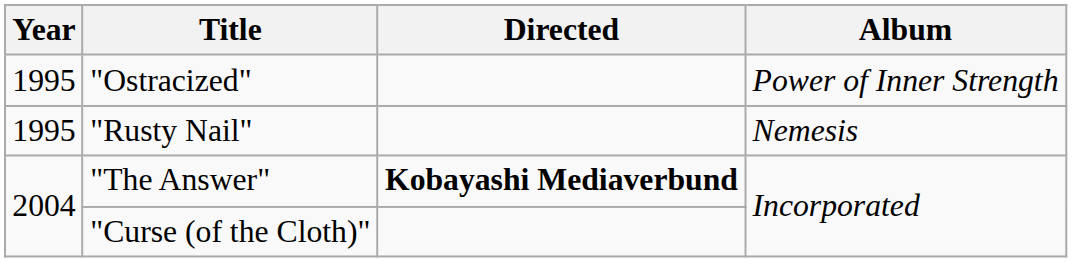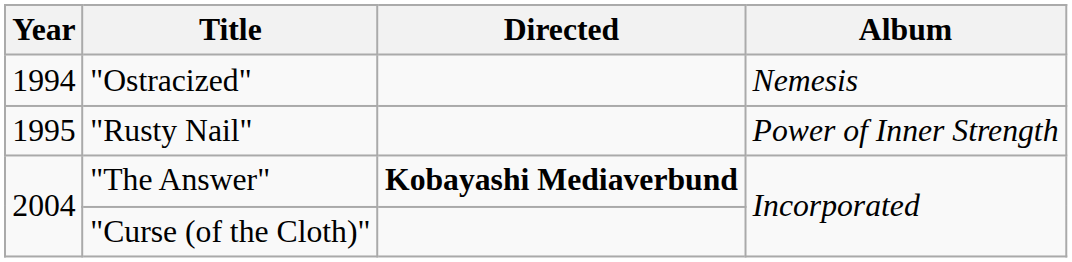(44, 79) 1995 -> (44, 79) 1994
(906, 79) Power of Inner Strength -> (805, 79) Nemesis
(805, 130) Nemesis -> (906, 130) Power of Inner Strength
